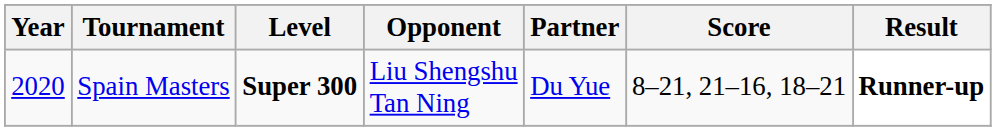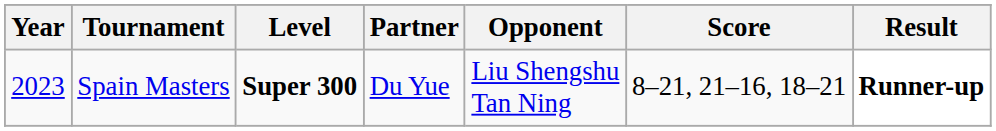columns swapped: (575, 26) <-> (444, 26)
(38, 86) 2020 -> (38, 86) 2023
